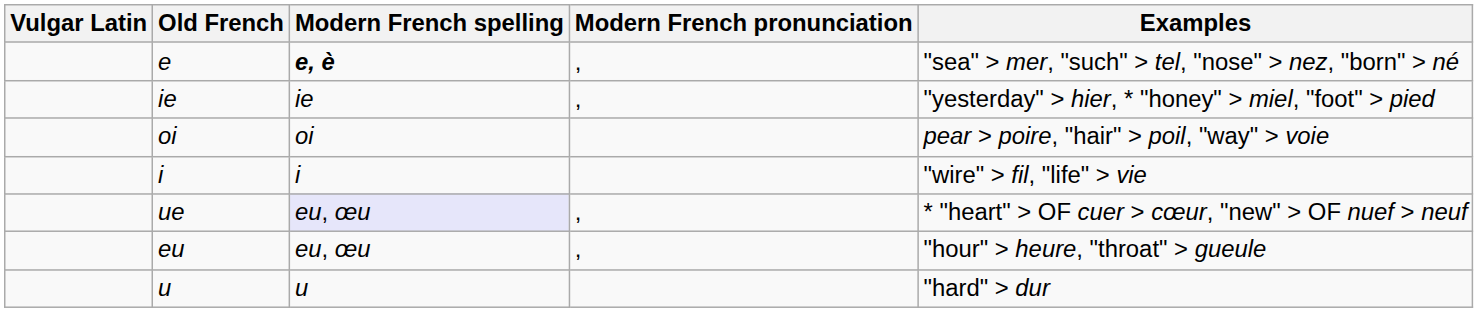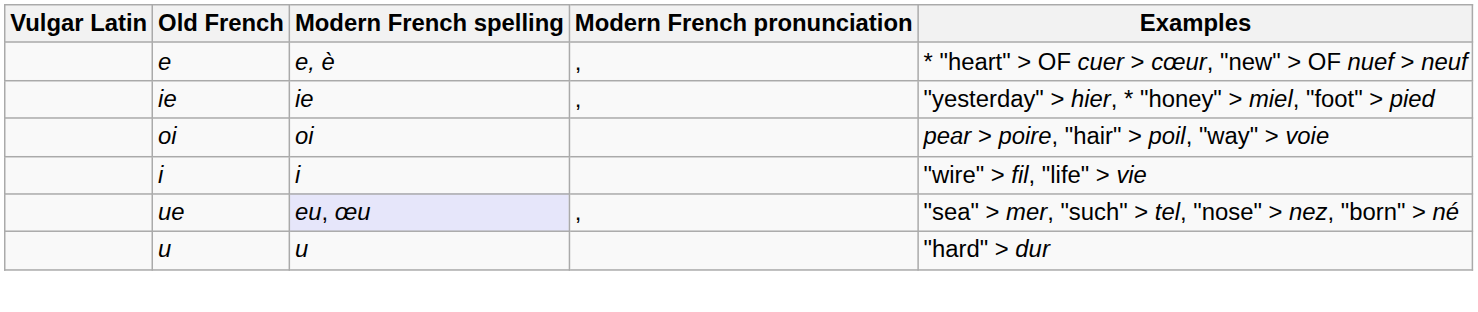(315, 61) bold -> (315, 61) normal
(1191, 61) "sea" > mer, "such" > tel, "nose" > nez, "born" > né -> (1196, 61) * "heart" > OF cuer > cœur, "new" > OF nuef > neuf
(1196, 212) * "heart" > OF cuer > cœur, "new" > OF nuef > neuf -> (1191, 212) "sea" > mer, "such" > tel, "nose" > nez, "born" > né
- row: (171, 250)
